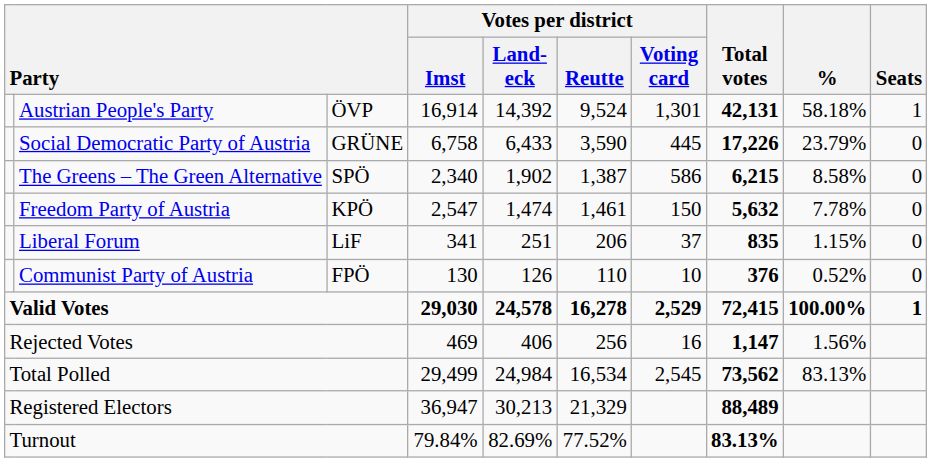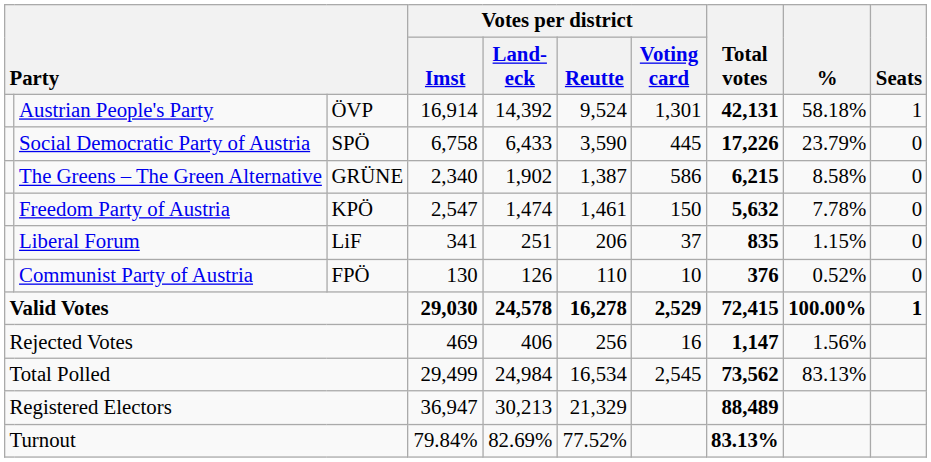(367, 143) GRÜNE -> (351, 143) SPÖ
(351, 176) SPÖ -> (367, 176) GRÜNE
